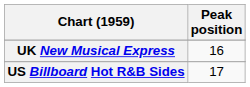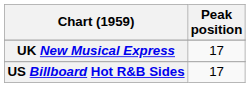(217, 51) 16 -> (217, 51) 17
